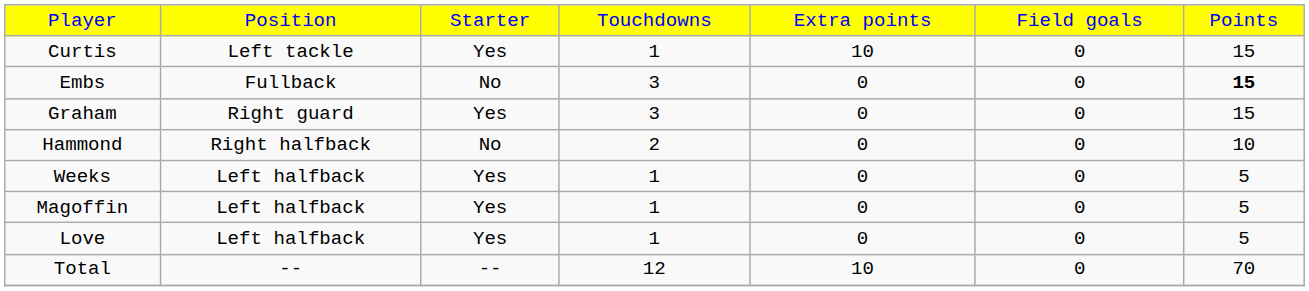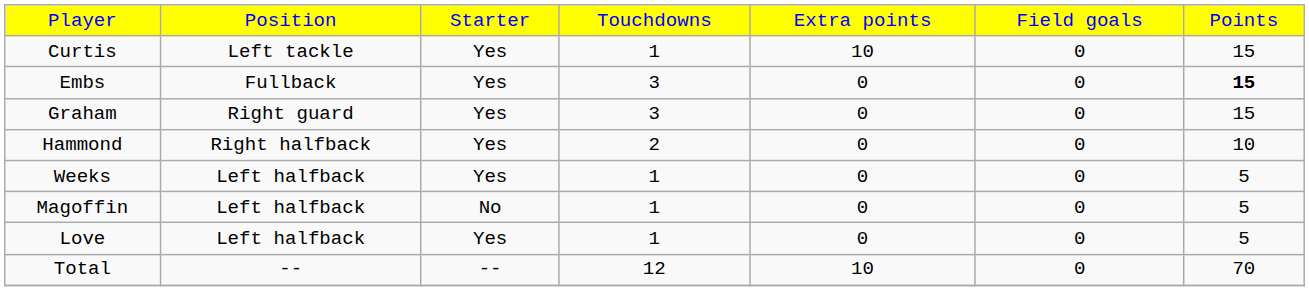(490, 83) No -> (490, 83) Yes
(490, 145) No -> (490, 145) Yes
(490, 207) Yes -> (490, 207) No
